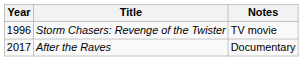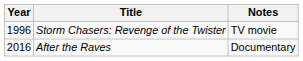(19, 47) 2017 -> (19, 47) 2016
